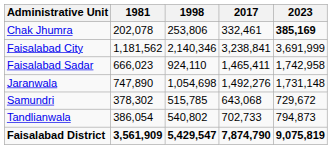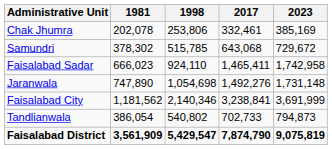(296, 30) bold -> (296, 30) normal
rows swapped: (45, 48) <-> (31, 100)
